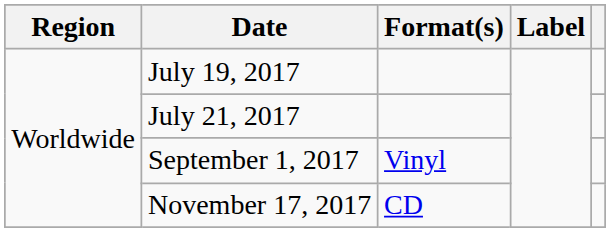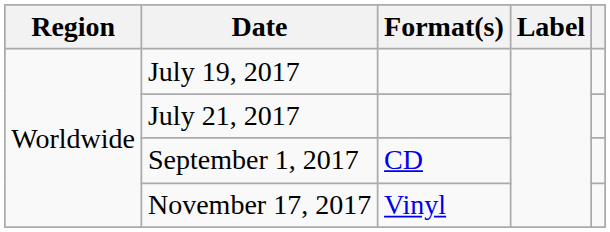(415, 159) Vinyl -> (404, 159) CD
(404, 204) CD -> (415, 204) Vinyl
